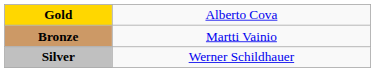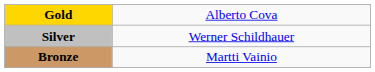rows swapped: (58, 57) <-> (58, 36)
